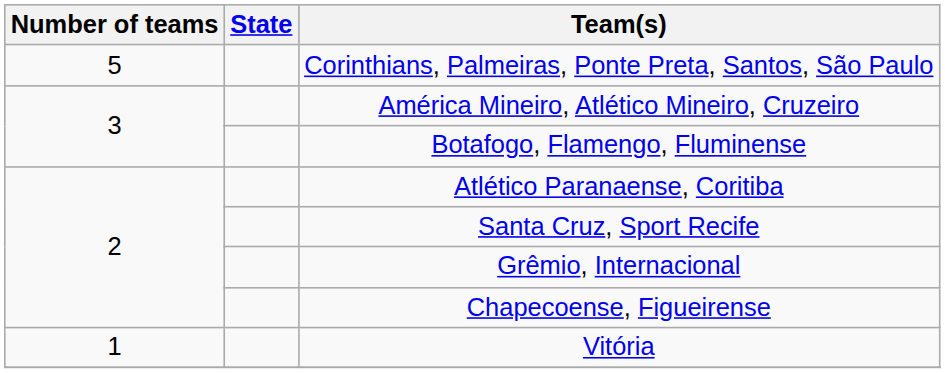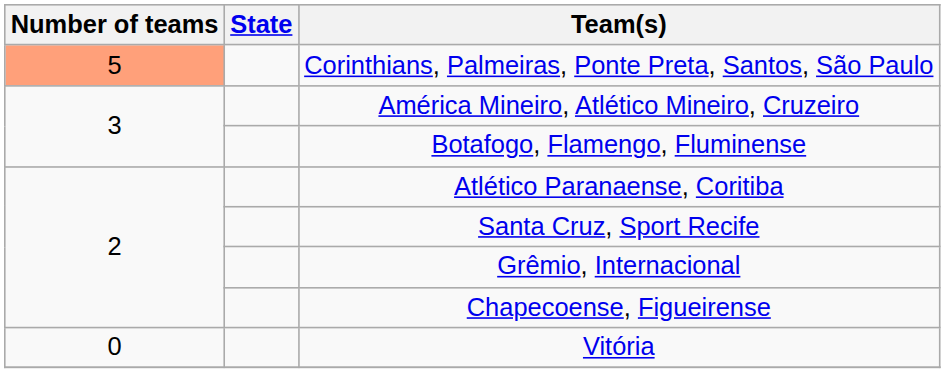(115, 65) no background -> (115, 65) lightsalmon background
(115, 347) 1 -> (115, 347) 0
